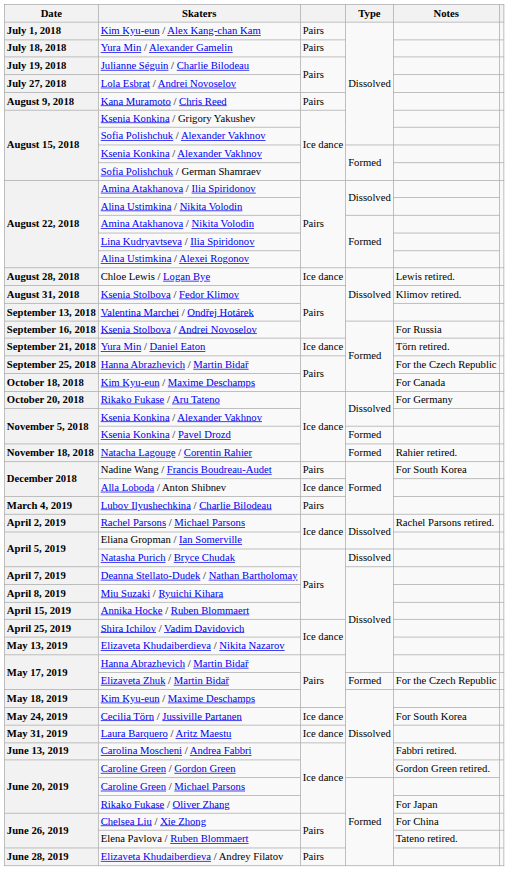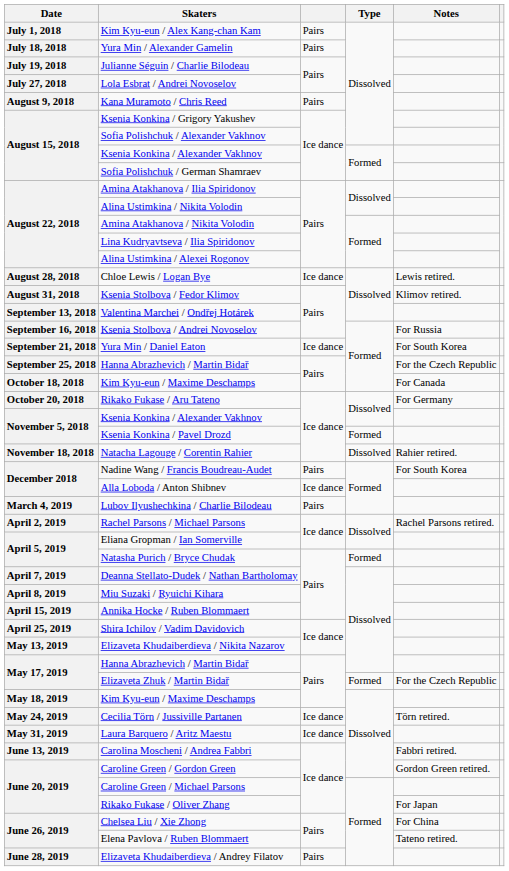(423, 347) Törn retired. -> (431, 347) For South Korea
(365, 453) Formed -> (369, 453) Dissolved
(369, 558) Dissolved -> (365, 558) Formed
(431, 716) For South Korea -> (423, 716) Törn retired.
